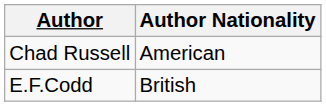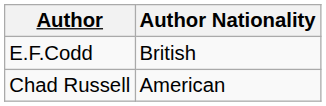rows swapped: (70, 52) <-> (51, 85)
